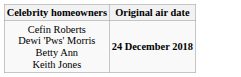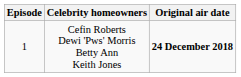+ column: (24, 12)
